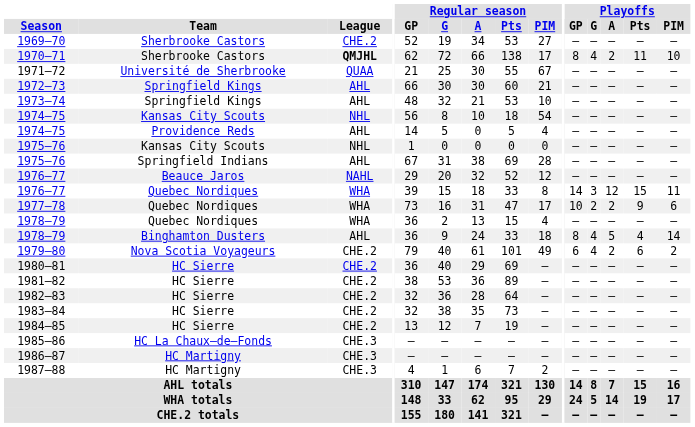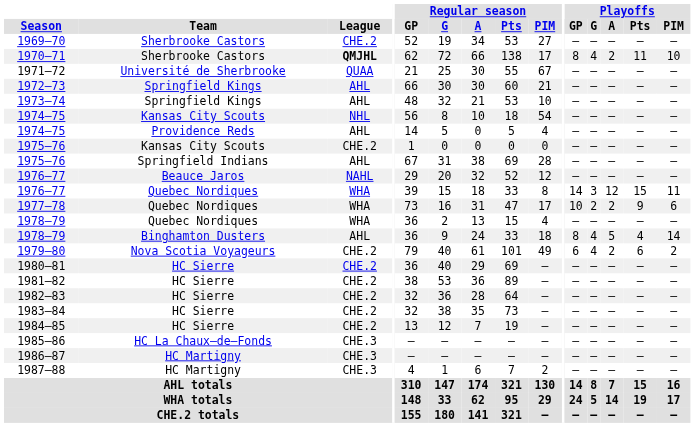(360, 146) NHL -> (360, 146) CHE.2
